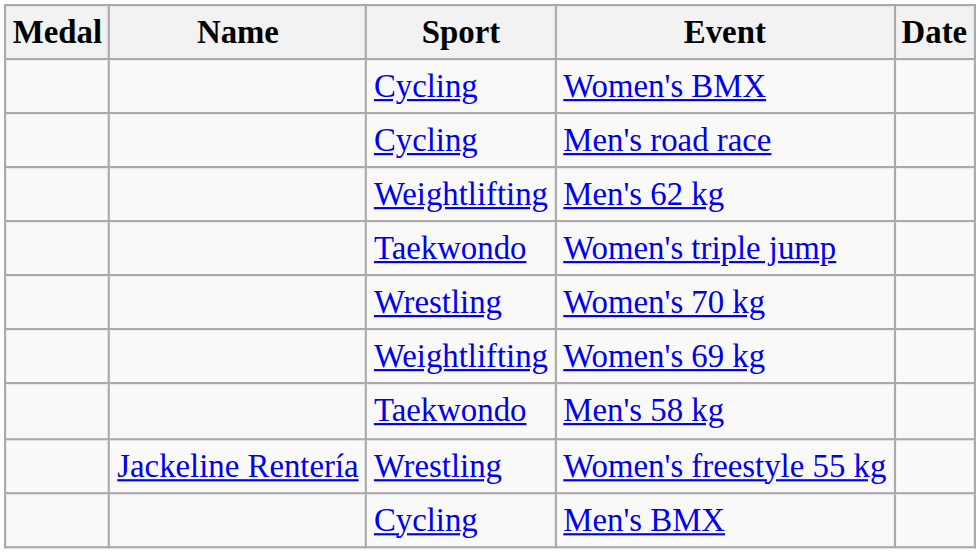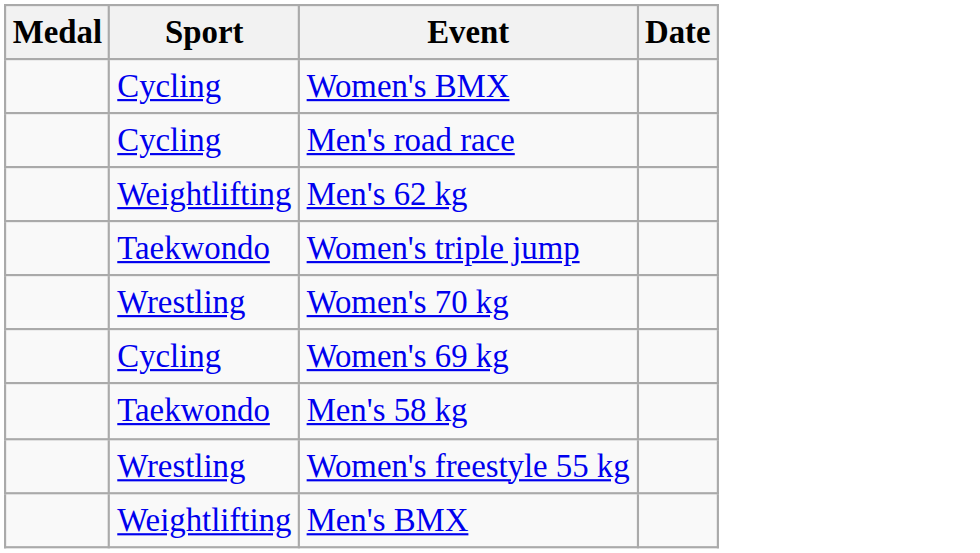- column: (238, 31)
(461, 356) Weightlifting -> (169, 356) Cycling
(426, 518) Cycling -> (204, 518) Weightlifting
